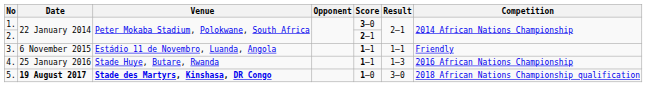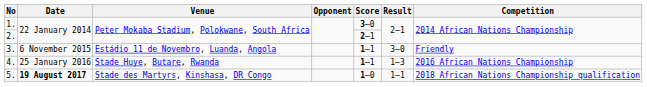(397, 50) 1–1 -> (397, 50) 3–0
(183, 75) bold -> (183, 75) normal
(397, 75) 3–0 -> (397, 75) 1–1
